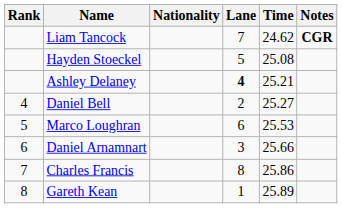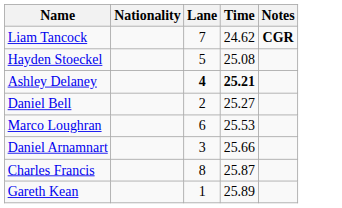- column: (24, 15)
(278, 81) normal -> (239, 81) bold
(278, 170) 25.86 -> (239, 170) 25.87
